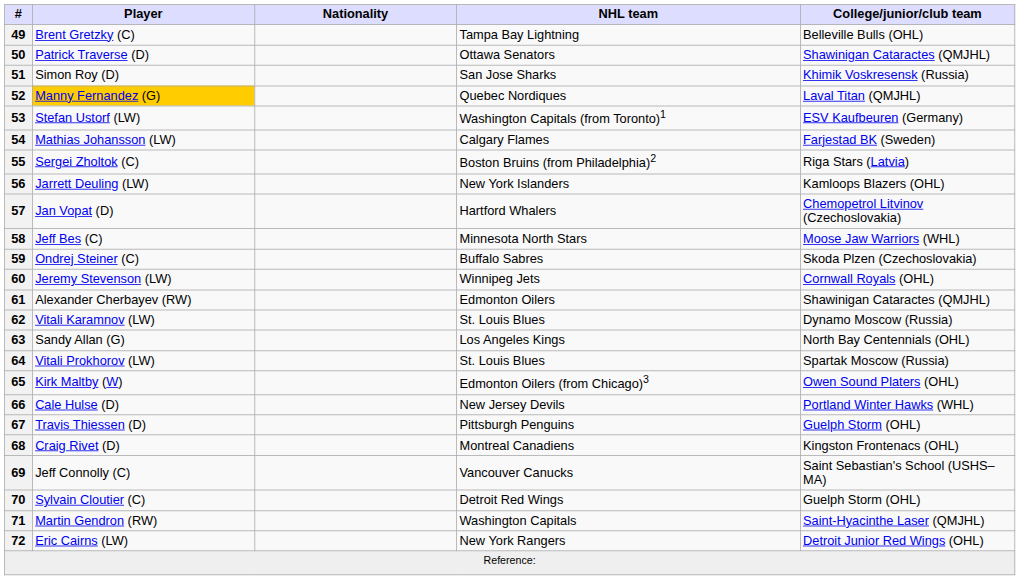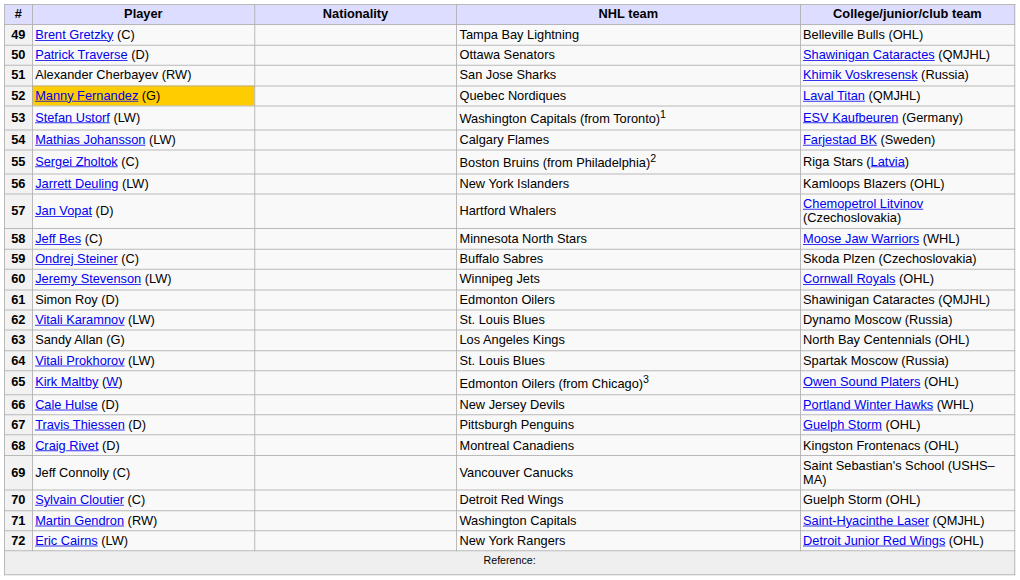(77, 75) Simon Roy (D) -> (113, 75) Alexander Cherbayev (RW)
(113, 299) Alexander Cherbayev (RW) -> (77, 299) Simon Roy (D)
